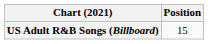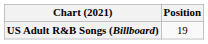(182, 30) 15 -> (182, 30) 19
